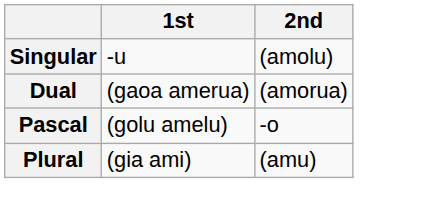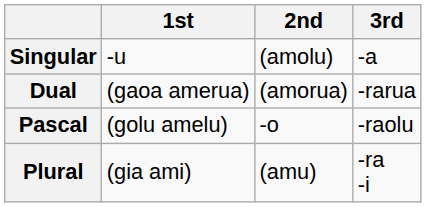+ column: (387, 21)
